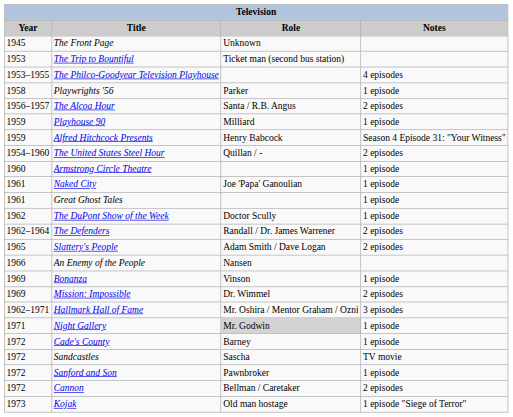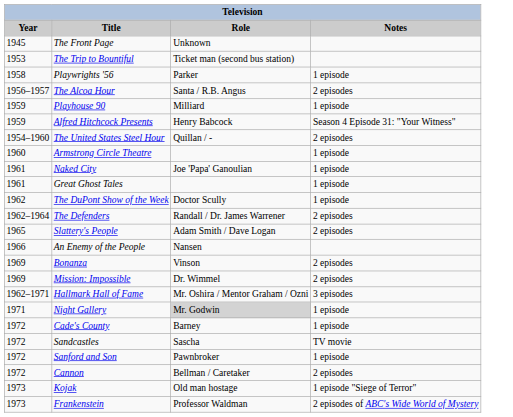- row: (136, 75)
(381, 279) 1 episode -> (333, 263) 2 episodes
+ row: (79, 404)
